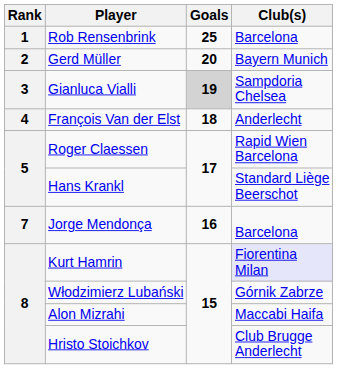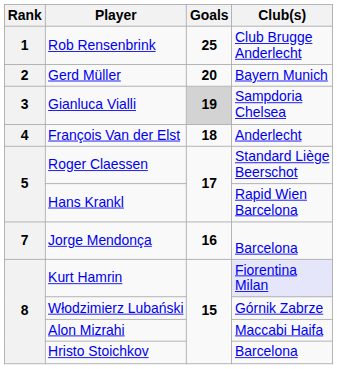(266, 37) Barcelona -> (274, 45) Club Brugge Anderlecht
(271, 149) Rapid Wien Barcelona -> (282, 165) Standard Liège Beerschot
(282, 187) Standard Liège Beerschot -> (271, 202) Rapid Wien Barcelona
(274, 344) Club Brugge Anderlecht -> (266, 352) Barcelona
